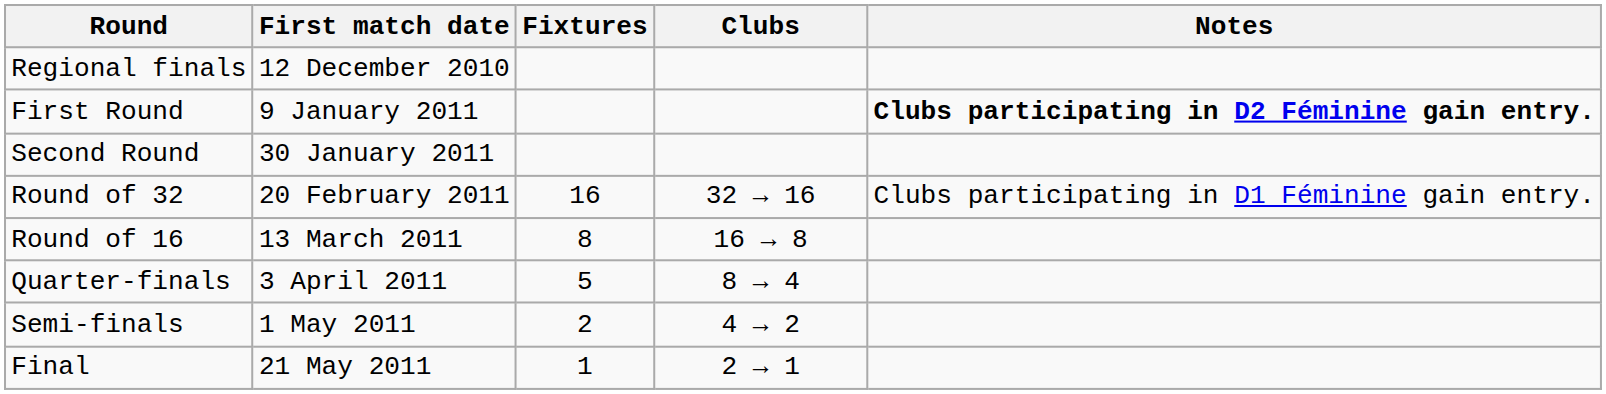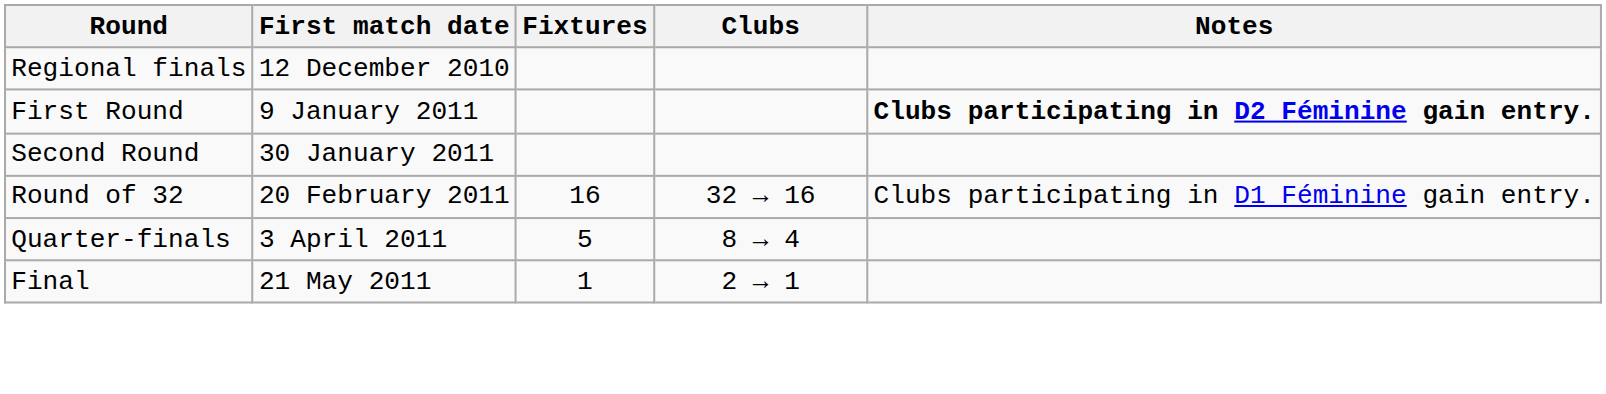- row: (97, 239)
- row: (97, 324)
